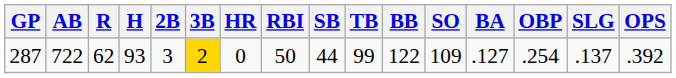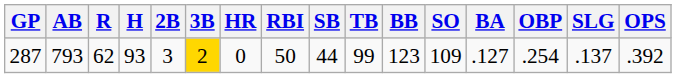(67, 55) 722 -> (67, 55) 793
(404, 55) 122 -> (404, 55) 123
